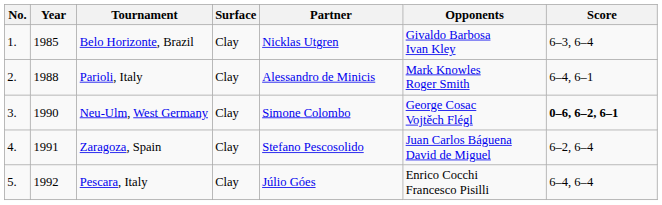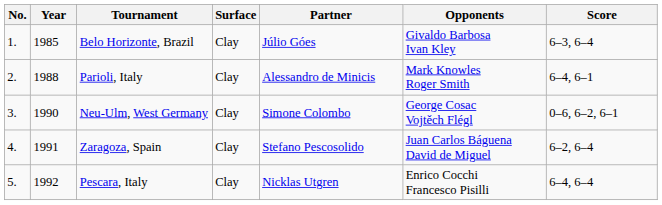(300, 41) Nicklas Utgren -> (289, 41) Júlio Góes
(584, 111) bold -> (584, 111) normal
(289, 181) Júlio Góes -> (300, 181) Nicklas Utgren
